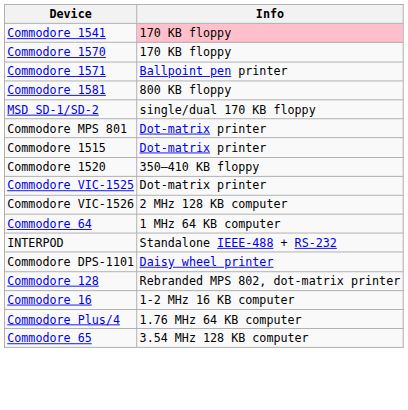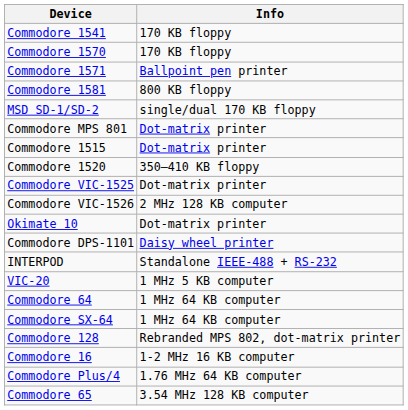(185, 33) pink background -> (185, 33) no background
+ row: (42, 224)
rows swapped: (71, 262) <-> (49, 224)
+ row: (28, 281)
+ row: (60, 319)
